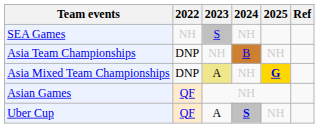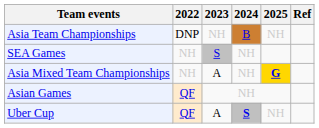rows swapped: (36, 34) <-> (71, 54)
(187, 73) DNP -> (187, 73) NH
(217, 73) khaki background -> (217, 73) no background
